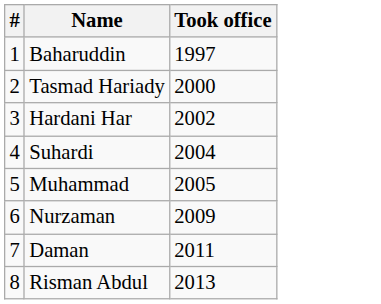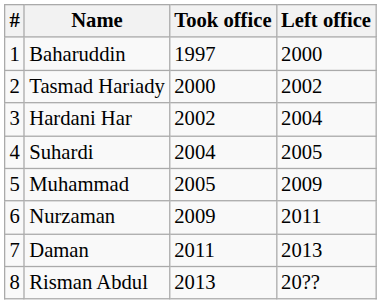+ column: (326, 20)
